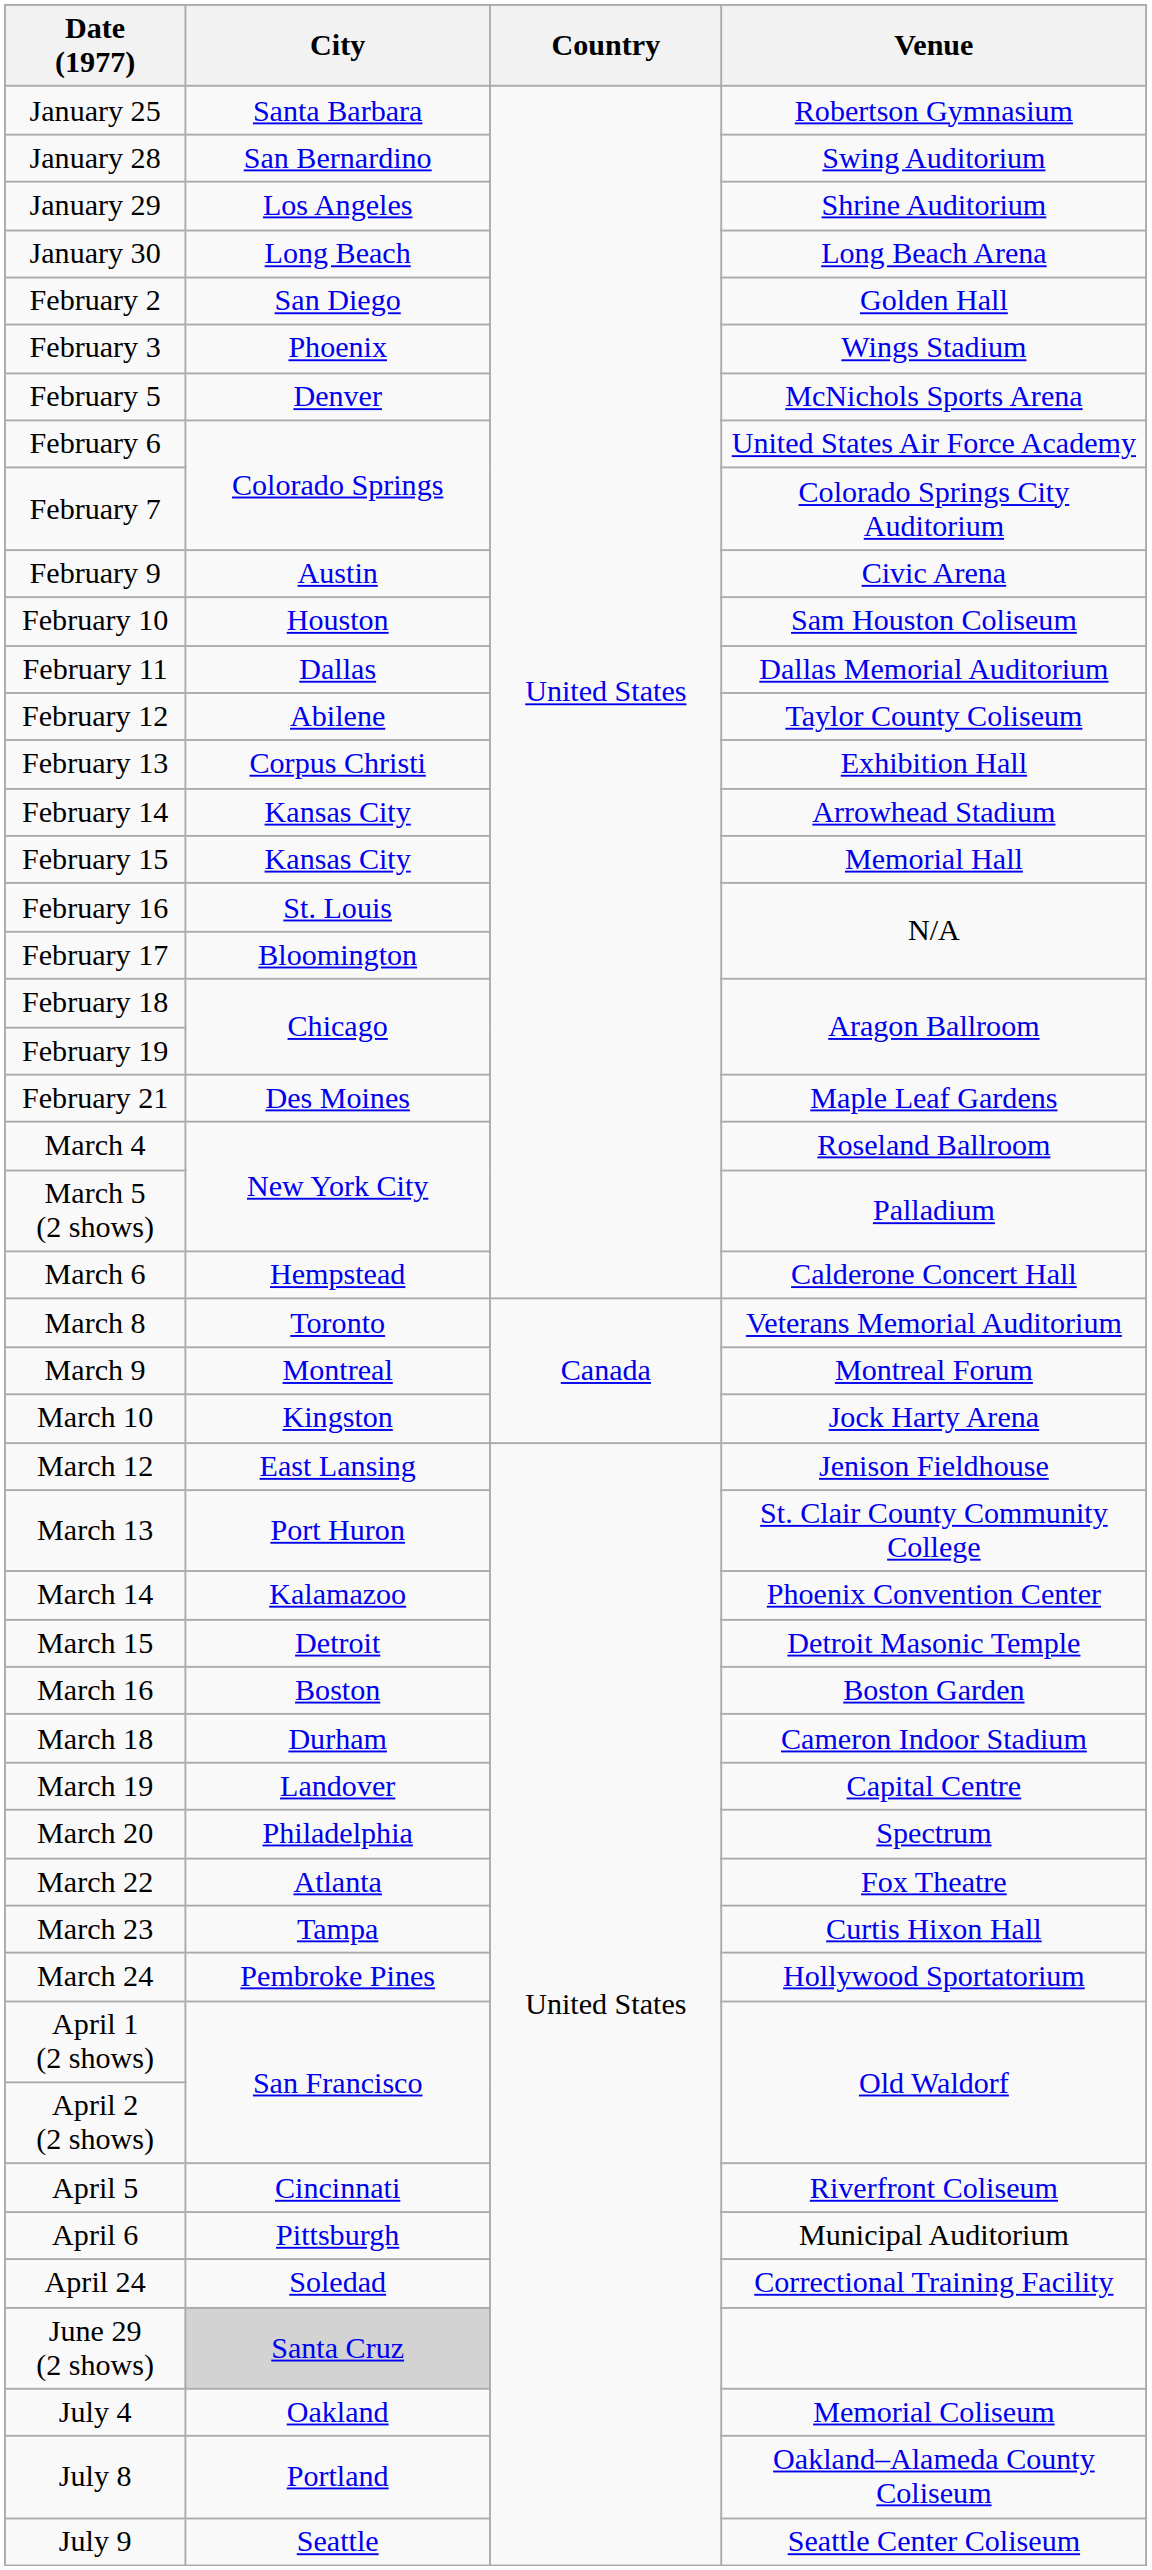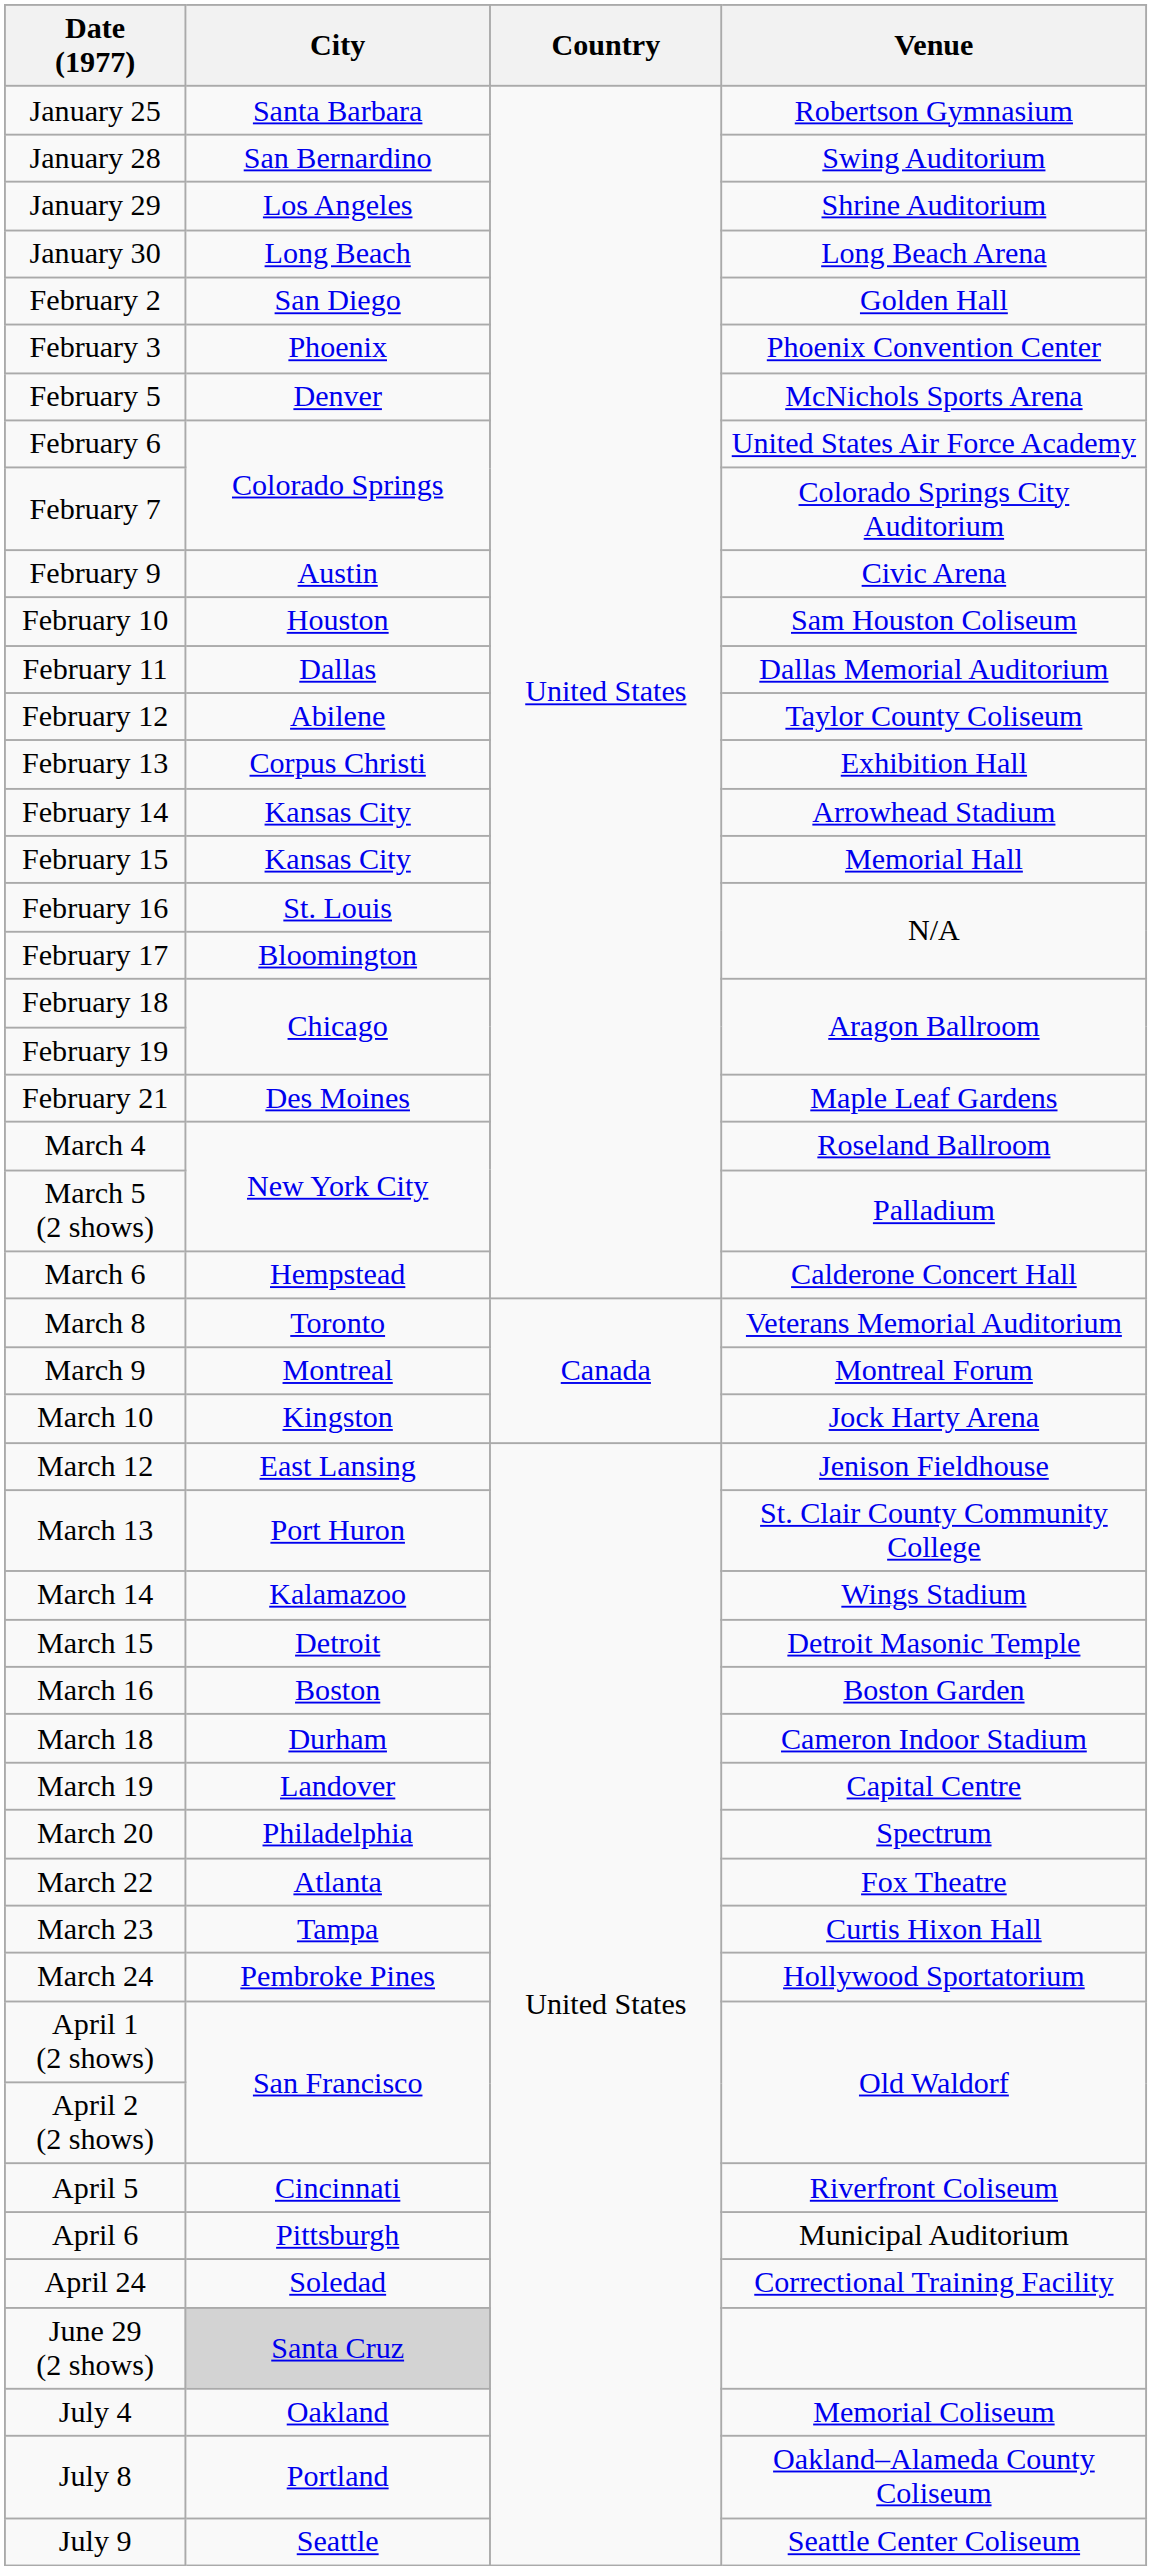(934, 348) Wings Stadium -> (934, 348) Phoenix Convention Center
(934, 1594) Phoenix Convention Center -> (934, 1594) Wings Stadium
